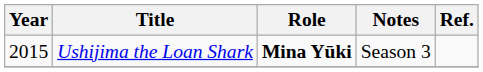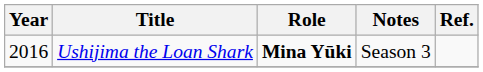(29, 50) 2015 -> (29, 50) 2016
